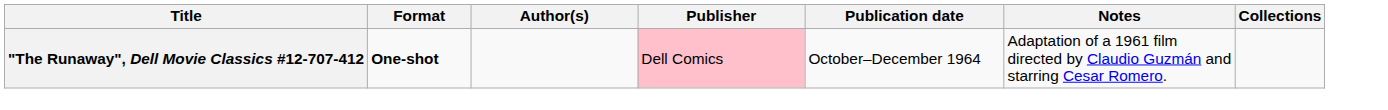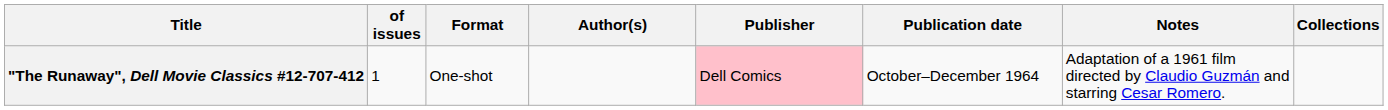+ column: (397, 25)
(405, 58) bold -> (461, 75) normal
